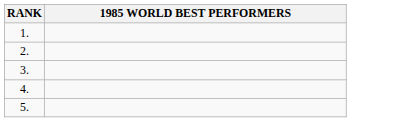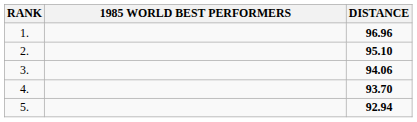+ column: (379, 13)
